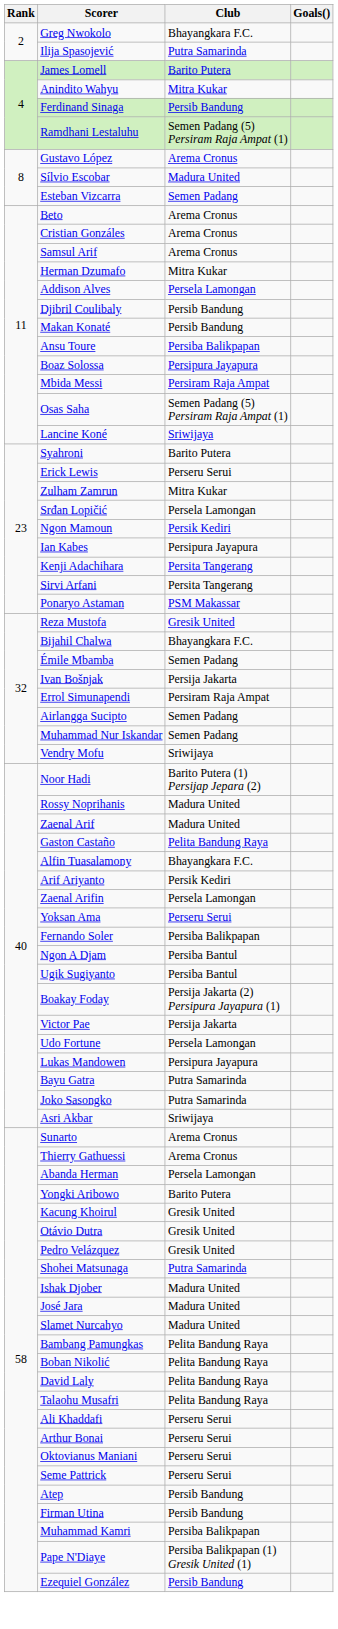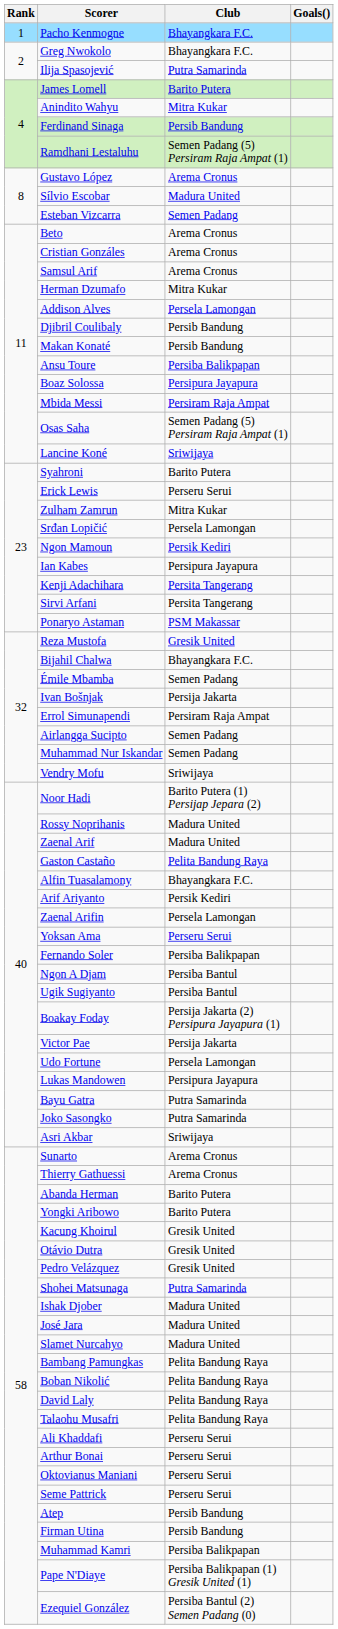+ row: (82, 32)
(212, 1175) Persela Lamongan -> (199, 1193) Barito Putera
(206, 1582) Persib Bandung -> (212, 1608) Persiba Bantul (2) Semen Padang (0)
